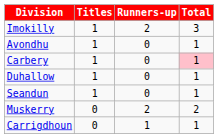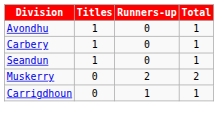- row: (31, 29)
(196, 61) pink background -> (196, 45) no background
- row: (31, 77)
